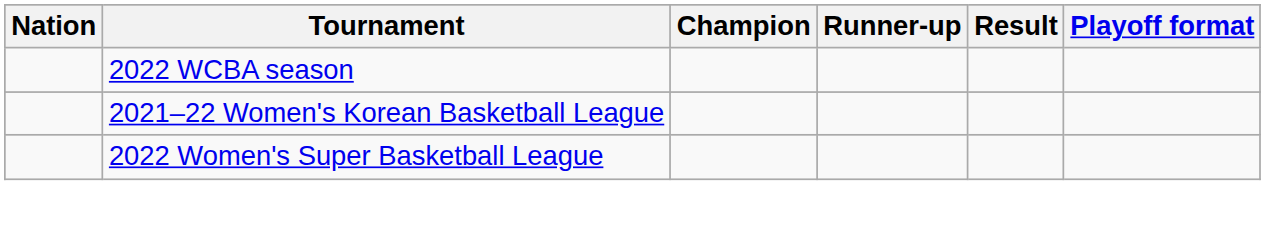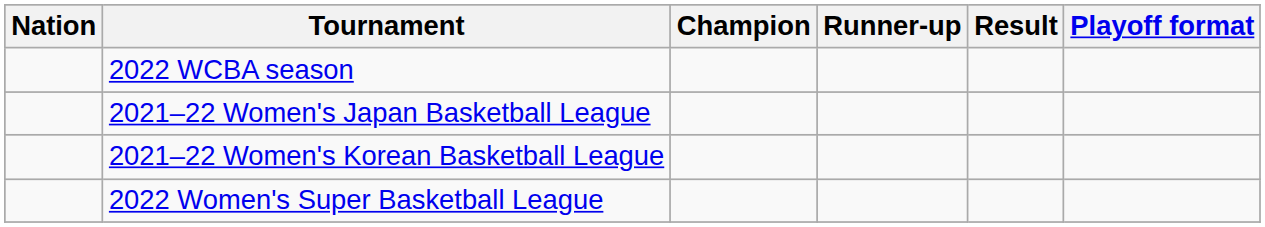+ row: (380, 112)
